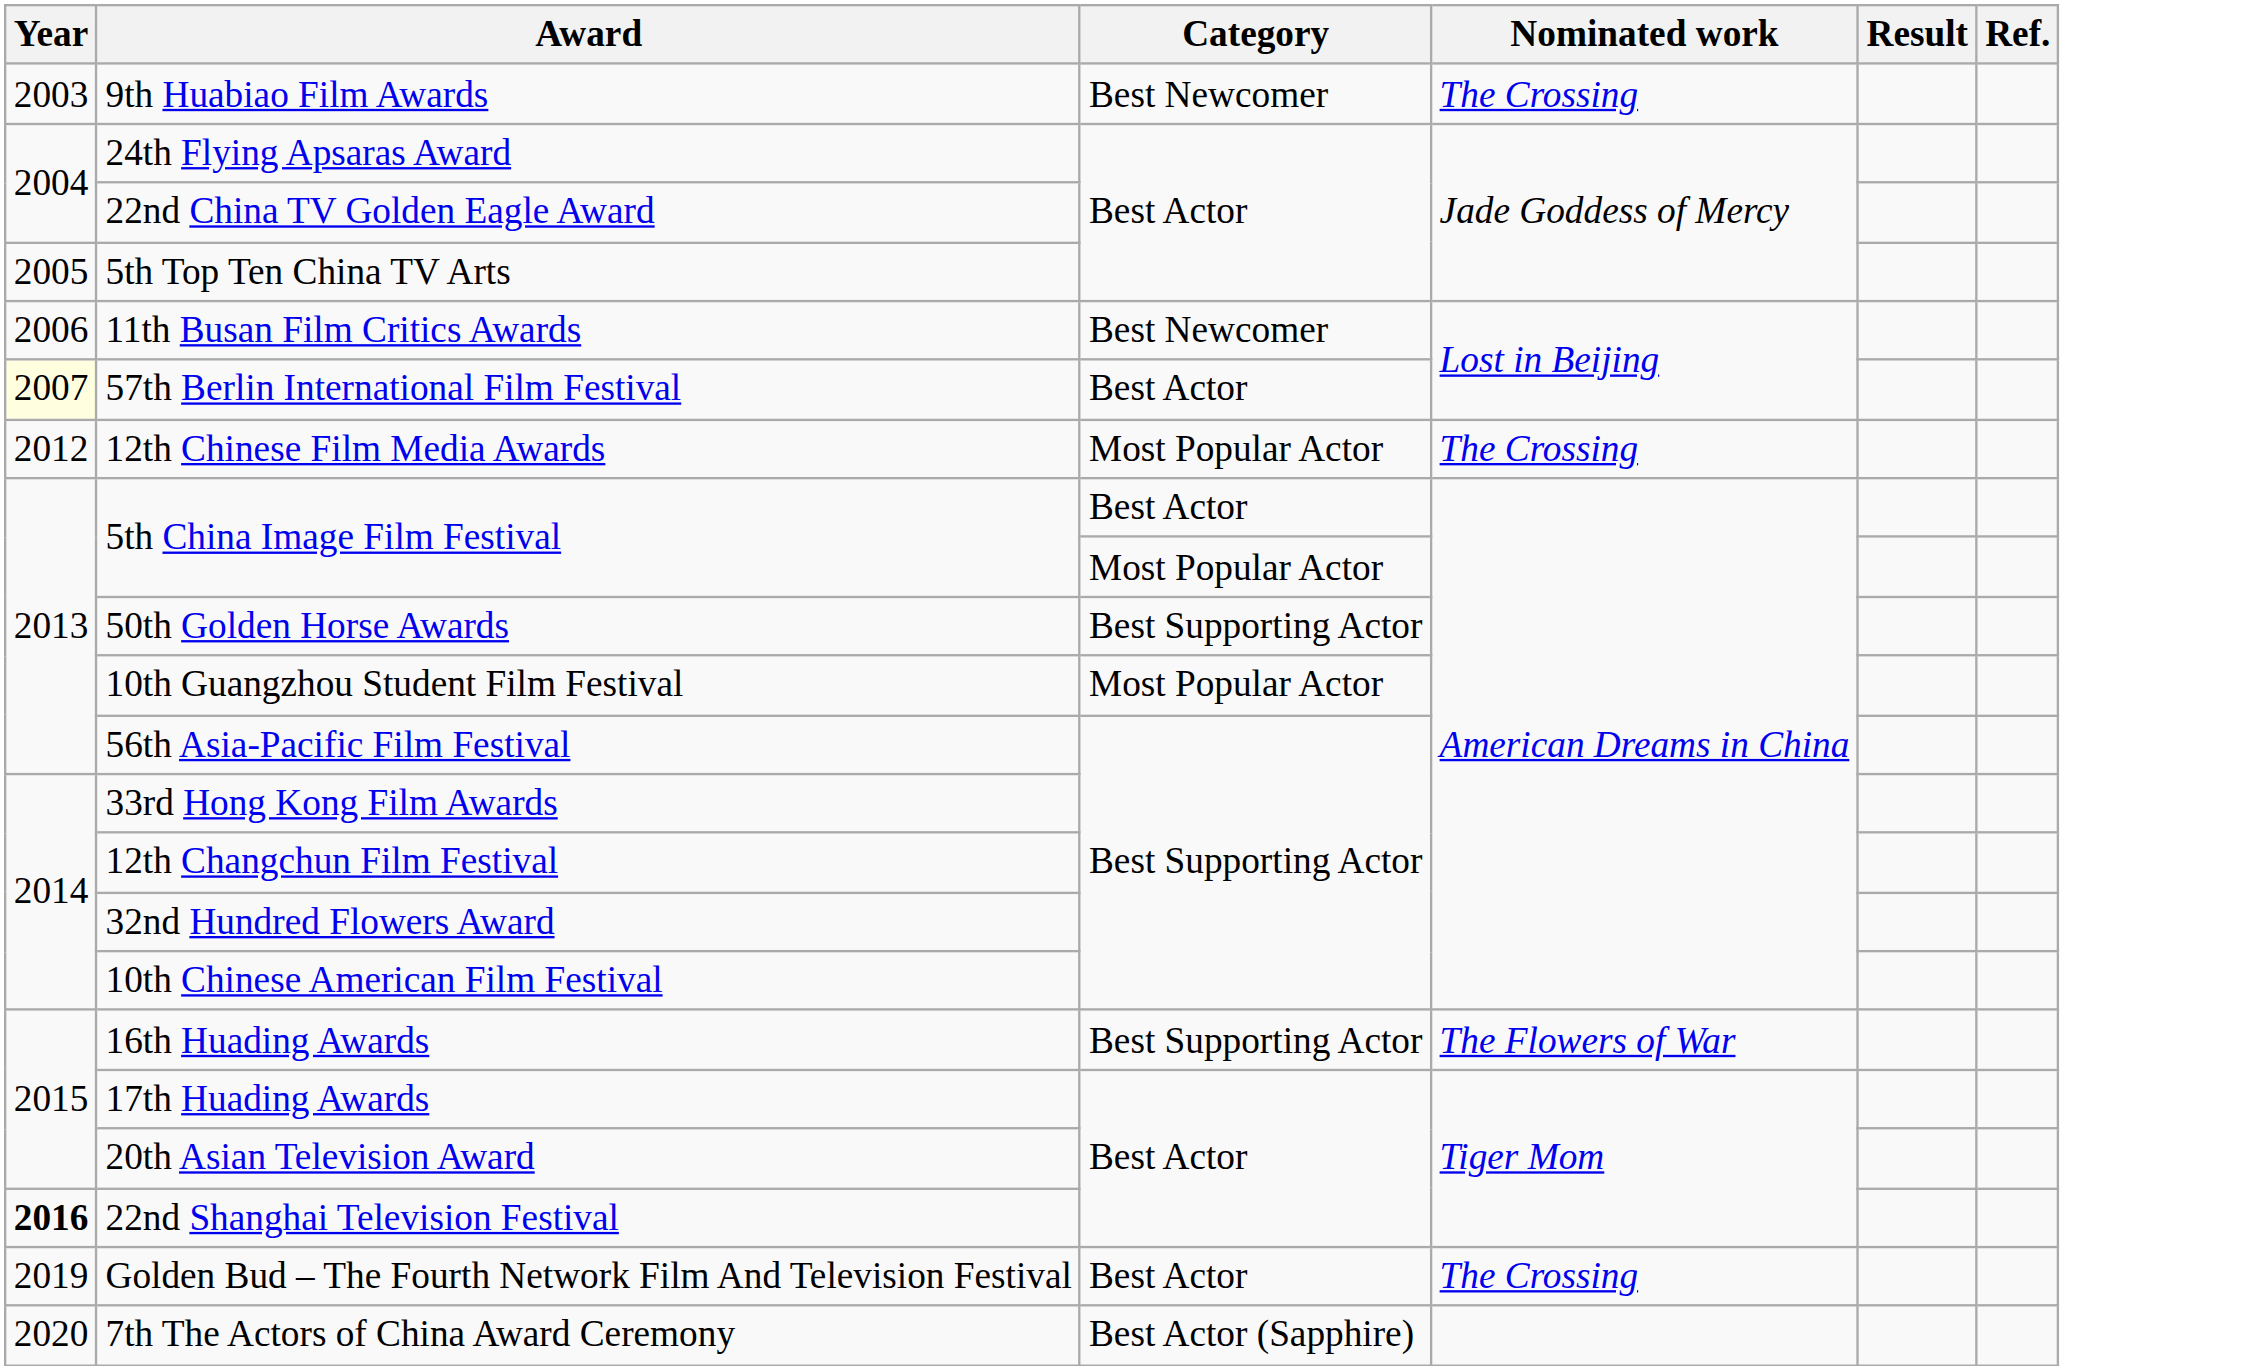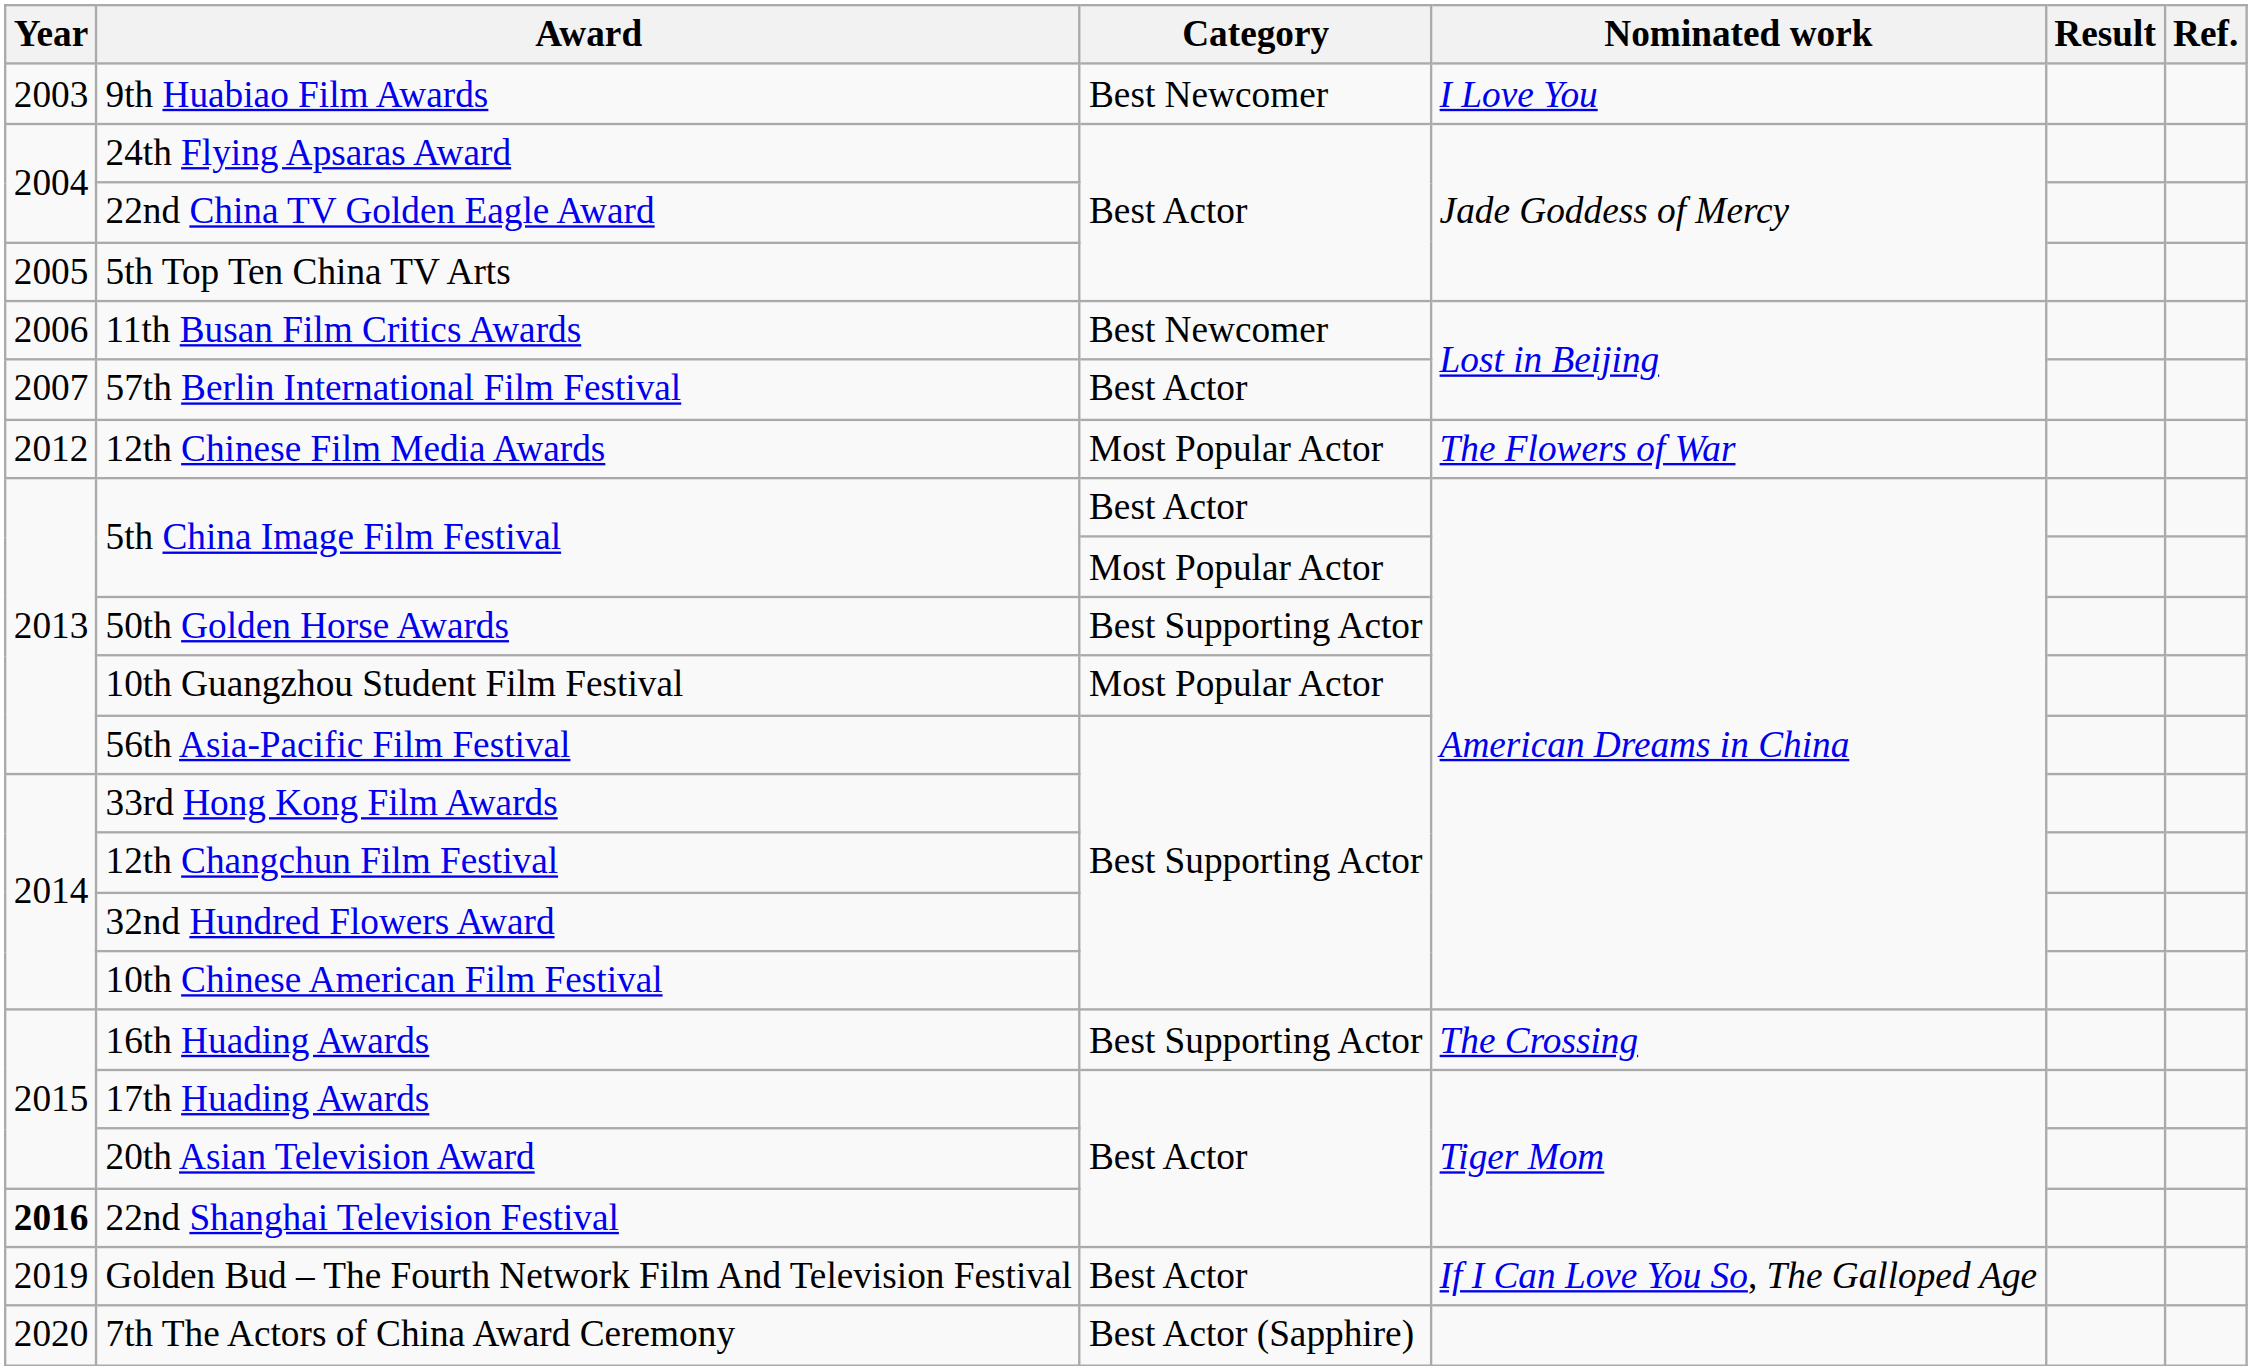(1539, 93) The Crossing -> (1519, 93) I Love You
(51, 388) lightyellow background -> (51, 388) no background
(1539, 447) The Crossing -> (1588, 447) The Flowers of War
(1588, 1039) The Flowers of War -> (1539, 1039) The Crossing
(1539, 1275) The Crossing -> (1738, 1275) If I Can Love You So, The Galloped Age
